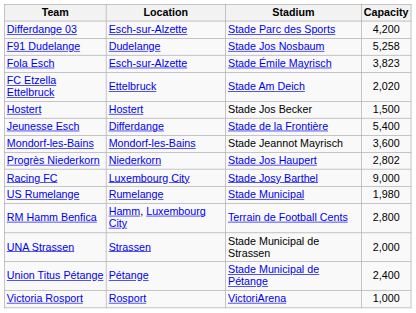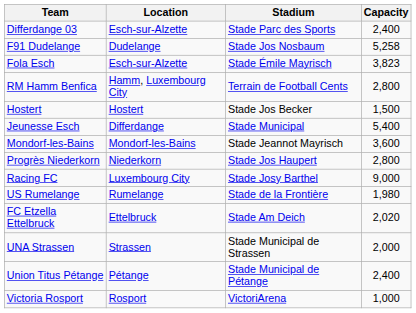(386, 30) 4,200 -> (386, 30) 2,400
rows swapped: (32, 87) <-> (52, 218)
(278, 127) Stade de la Frontière -> (266, 127) Stade Municipal
(386, 161) 2,802 -> (386, 161) 2,800
(266, 195) Stade Municipal -> (278, 195) Stade de la Frontière
